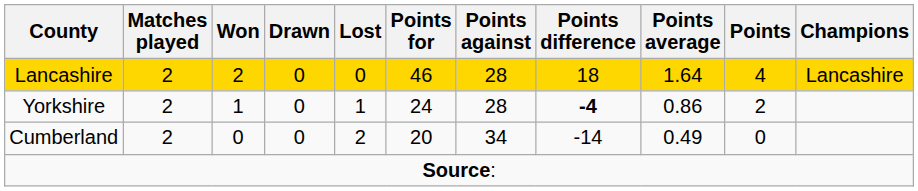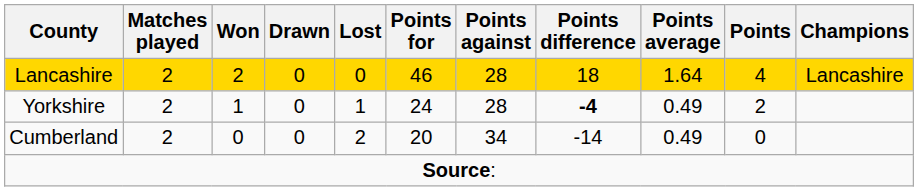(683, 106) 0.86 -> (683, 106) 0.49
